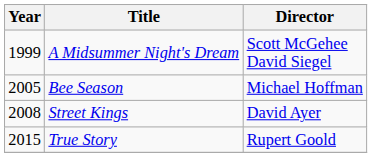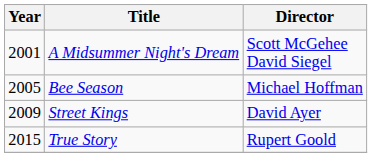(25, 52) 1999 -> (25, 52) 2001
(25, 113) 2008 -> (25, 113) 2009
